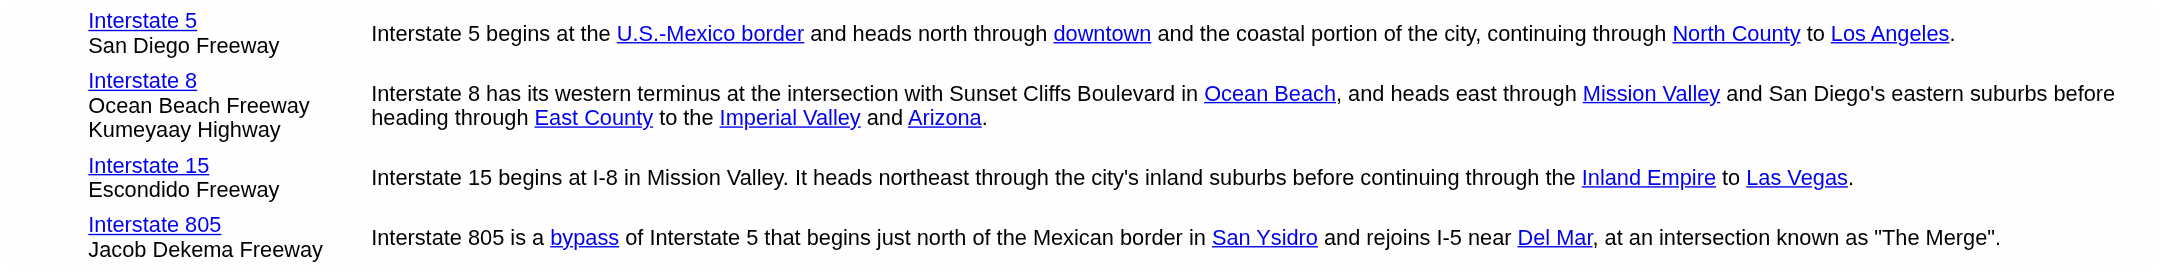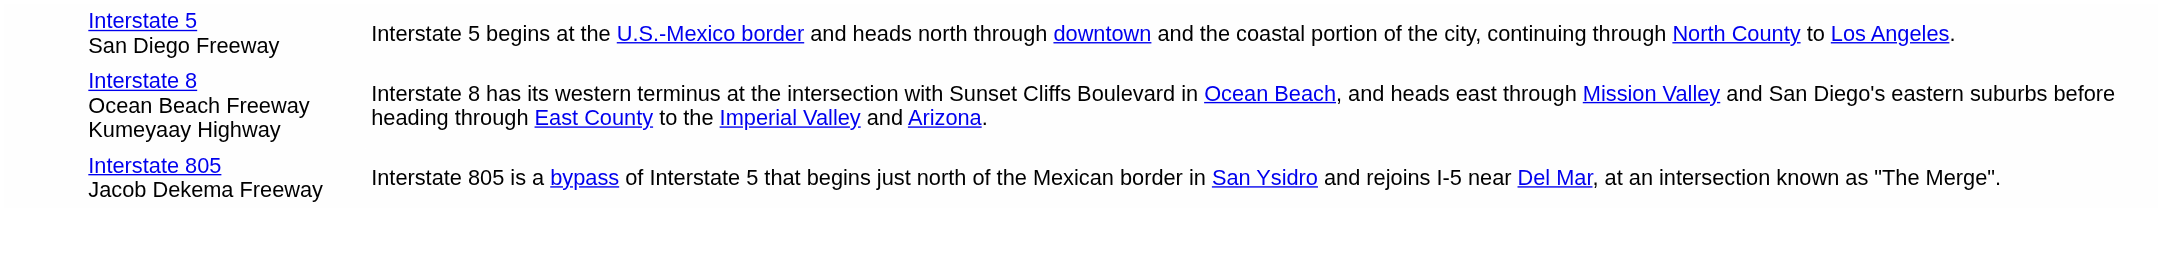- row: (184, 177)
